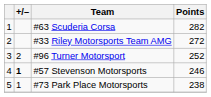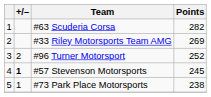(197, 41) 272 -> (197, 41) 269
(197, 71) 246 -> (197, 71) 245
